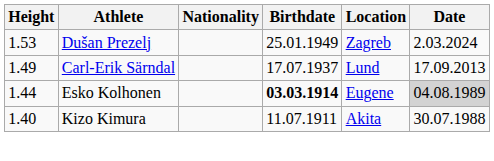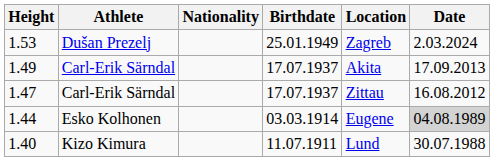(363, 67) Lund -> (363, 67) Akita
+ row: (22, 93)
(302, 93) bold -> (302, 118) normal
(363, 118) Akita -> (363, 144) Lund
